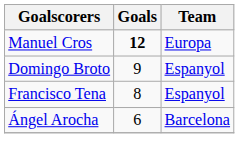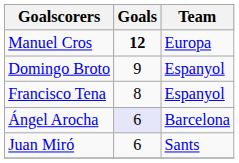(137, 119) no background -> (137, 119) lavender background
+ row: (41, 145)
